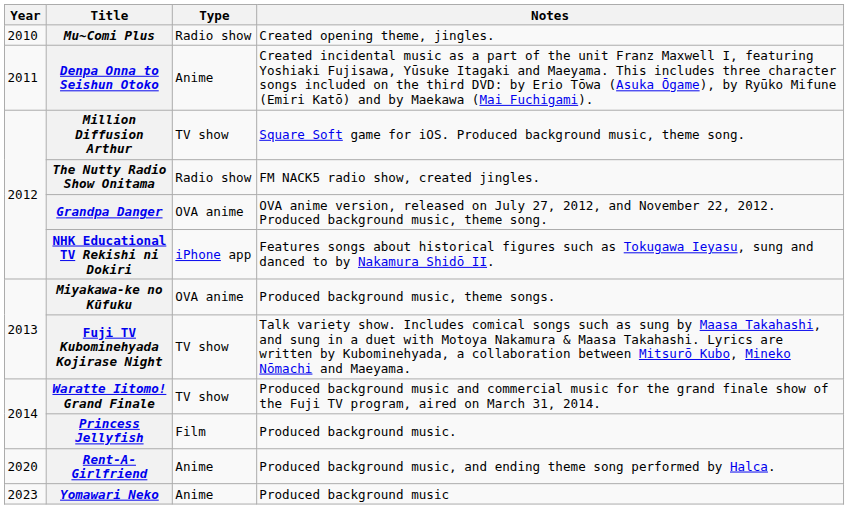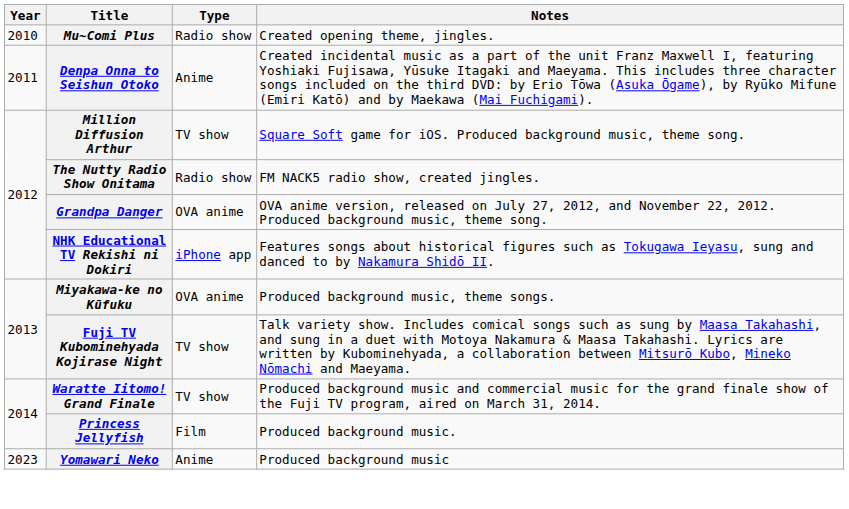- row: (109, 466)
